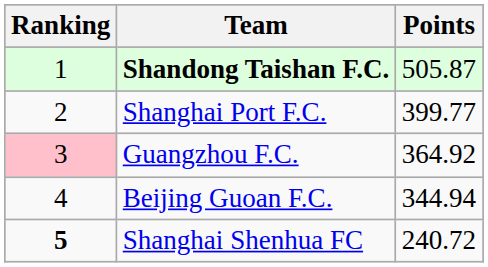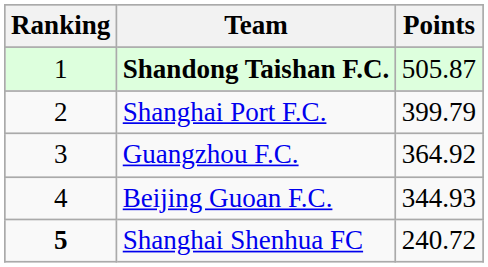(439, 111) 399.77 -> (439, 111) 399.79
(61, 154) pink background -> (61, 154) no background
(439, 197) 344.94 -> (439, 197) 344.93
